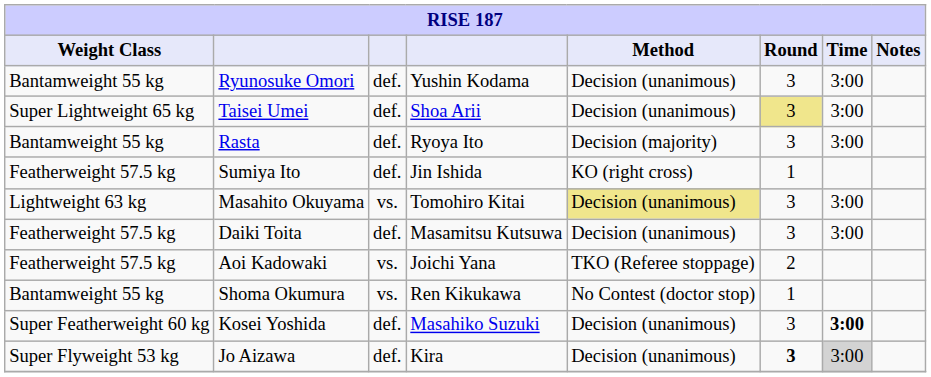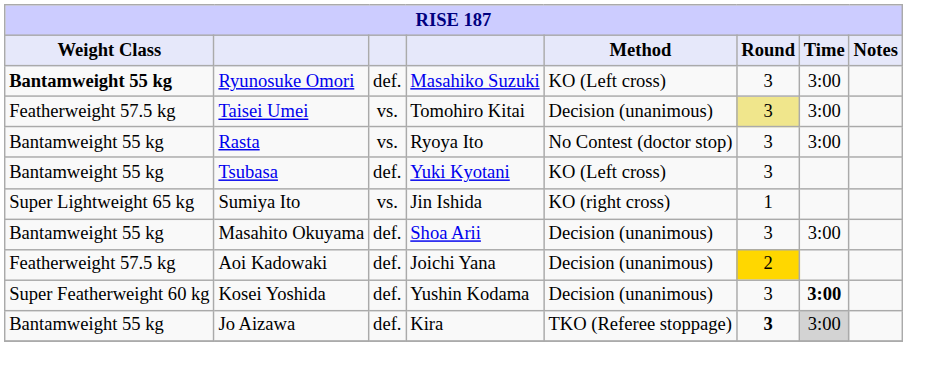(86, 80) normal -> (91, 80) bold
(470, 80) Yushin Kodama -> (475, 80) Masahiko Suzuki
(653, 80) Decision (unanimous) -> (607, 80) KO (Left cross)
(102, 111) Super Lightweight 65 kg -> (92, 111) Featherweight 57.5 kg
(387, 111) def. -> (387, 111) vs.
(446, 111) Shoa Arii -> (468, 111) Tomohiro Kitai
(387, 141) def. -> (387, 141) vs.
(644, 141) Decision (majority) -> (640, 141) No Contest (doctor stop)
+ row: (248, 172)
(92, 172) Featherweight 57.5 kg -> (102, 203) Super Lightweight 65 kg
(387, 172) def. -> (387, 203) vs.
(78, 203) Lightweight 63 kg -> (86, 233) Bantamweight 55 kg
(387, 203) vs. -> (387, 233) def.
(468, 203) Tomohiro Kitai -> (446, 233) Shoa Arii
(653, 203) khaki background -> (631, 233) no background
- row: (260, 233)
(387, 264) vs. -> (387, 264) def.
(663, 264) TKO (Referee stoppage) -> (631, 264) Decision (unanimous)
(791, 264) no background -> (768, 264) gold background
- row: (282, 294)
(475, 325) Masahiko Suzuki -> (470, 294) Yushin Kodama
(94, 356) Super Flyweight 53 kg -> (86, 325) Bantamweight 55 kg
(653, 356) Decision (unanimous) -> (640, 325) TKO (Referee stoppage)
